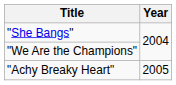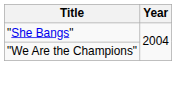- row: (61, 70)
